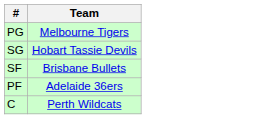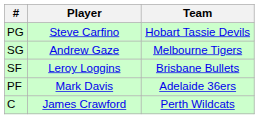+ column: (84, 13)
(84, 31) Melbourne Tigers -> (198, 31) Hobart Tassie Devils
(84, 50) Hobart Tassie Devils -> (198, 50) Melbourne Tigers
